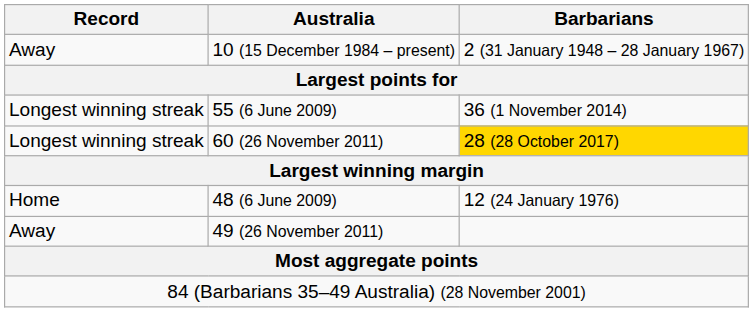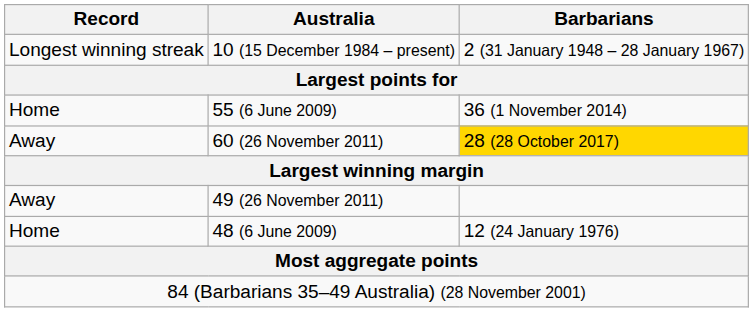(32, 49) Away -> (106, 49) Longest winning streak
(106, 110) Longest winning streak -> (34, 110) Home
(106, 140) Longest winning streak -> (32, 140) Away
rows swapped: (275, 200) <-> (298, 230)
